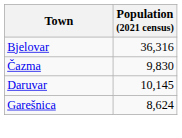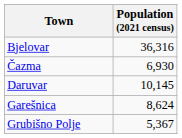(160, 66) 9,830 -> (160, 66) 6,930
+ row: (44, 124)
